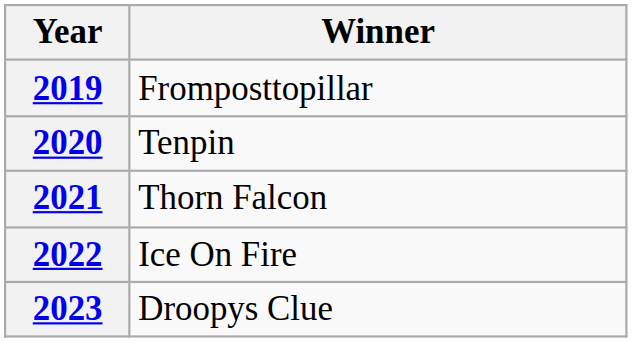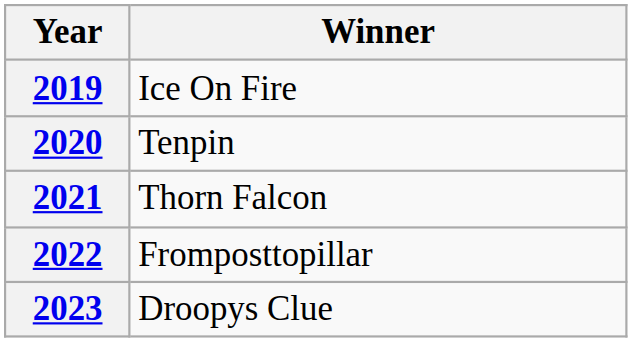(255, 87) Fromposttopillar -> (218, 87) Ice On Fire
(218, 253) Ice On Fire -> (255, 253) Fromposttopillar
